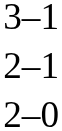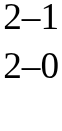- row: (31, 16)
